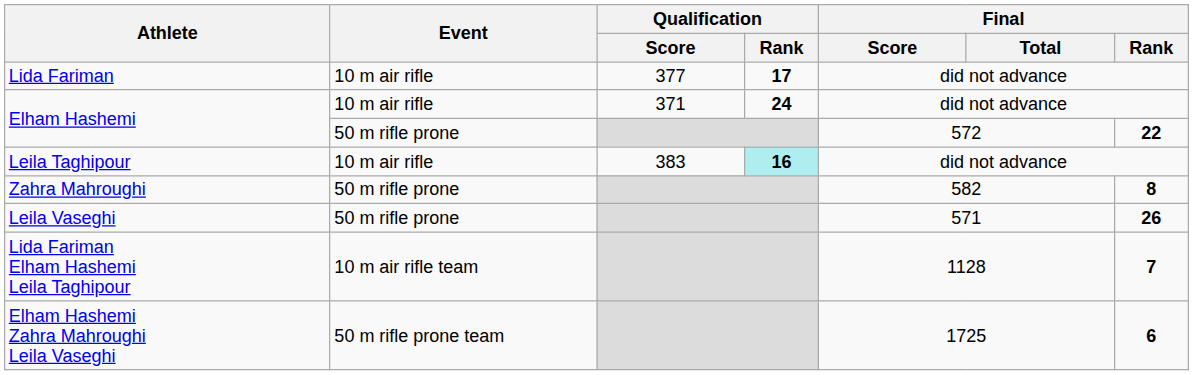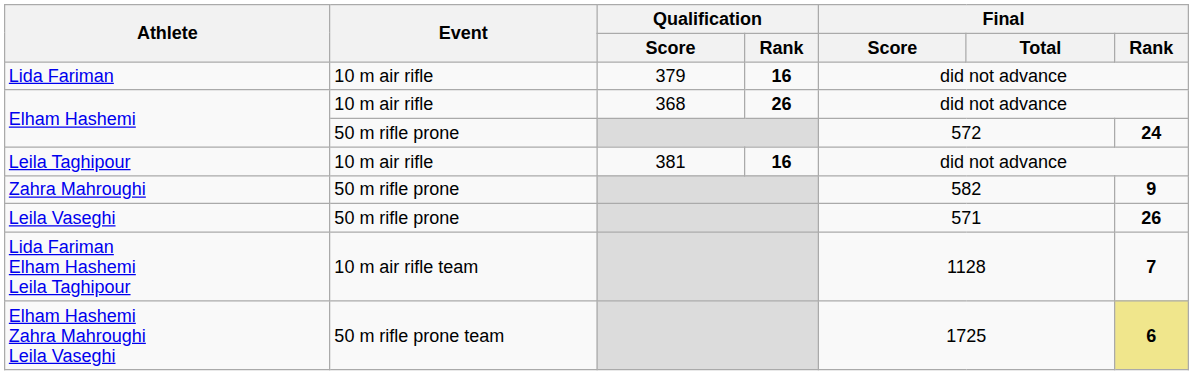(670, 76) 377 -> (670, 76) 379
(781, 76) 17 -> (781, 76) 16
(670, 105) 371 -> (670, 105) 368
(781, 105) 24 -> (781, 105) 26
(1151, 133) 22 -> (1151, 133) 24
(670, 161) 383 -> (670, 161) 381
(781, 161) paleturquoise background -> (781, 161) no background
(1151, 190) 8 -> (1151, 190) 9
(1151, 335) no background -> (1151, 335) khaki background
